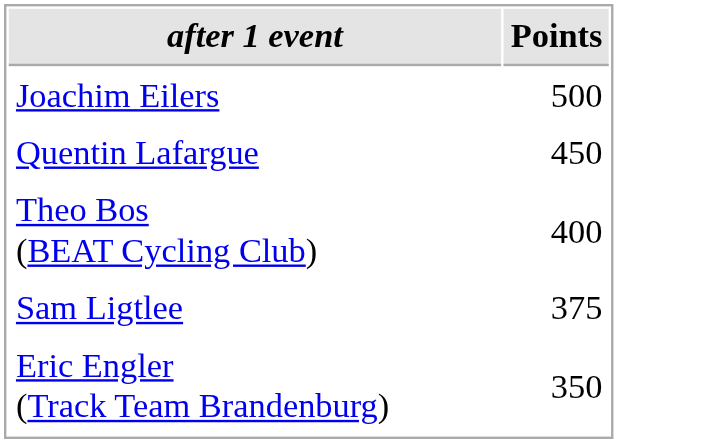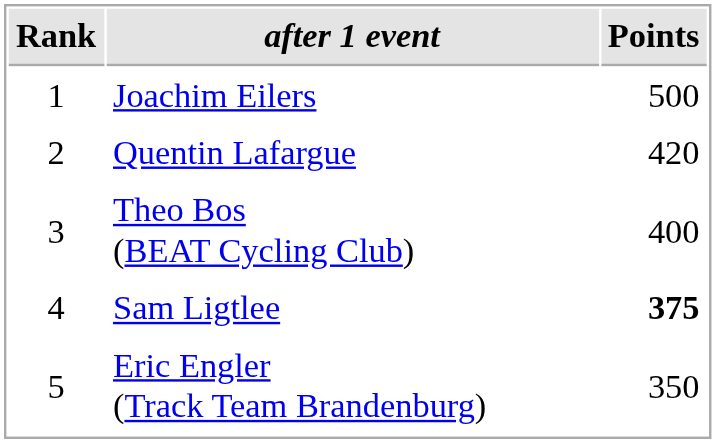+ column: (56, 35)
(577, 152) 450 -> (674, 152) 420
(577, 308) normal -> (674, 308) bold
